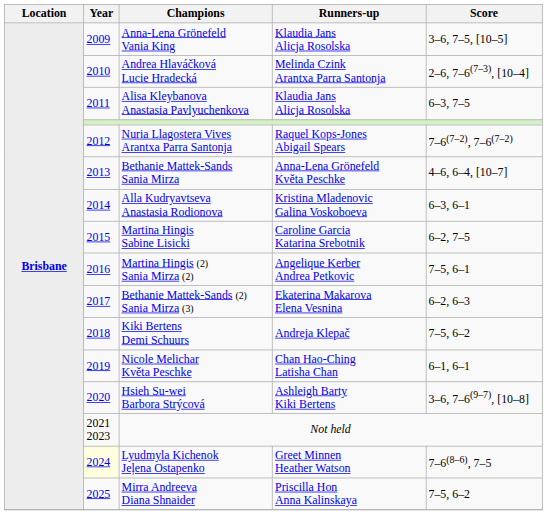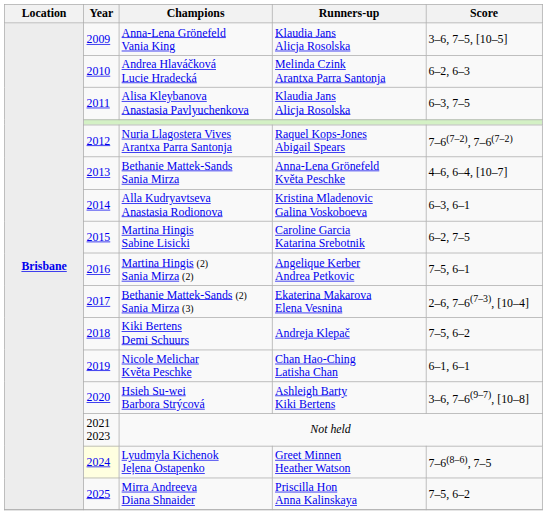(479, 71) 2–6, 7–6(7–3), [10–4] -> (449, 71) 6–2, 6–3
(449, 301) 6–2, 6–3 -> (479, 301) 2–6, 7–6(7–3), [10–4]
